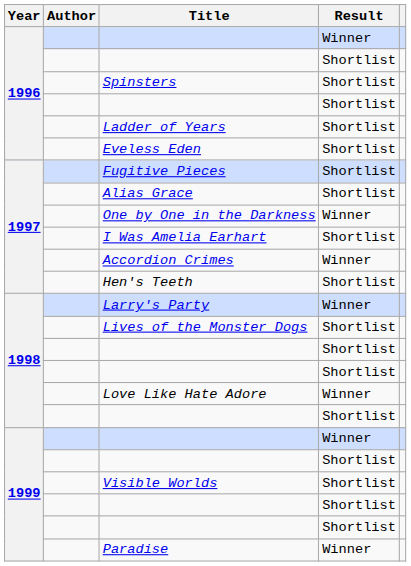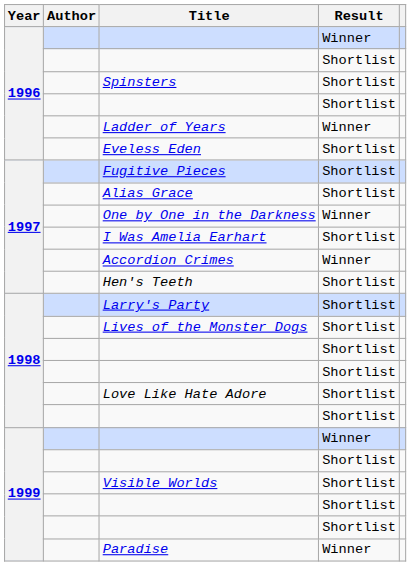(359, 127) Shortlist -> (347, 127) Winner
(347, 305) Winner -> (359, 305) Shortlist
(347, 394) Winner -> (359, 394) Shortlist
